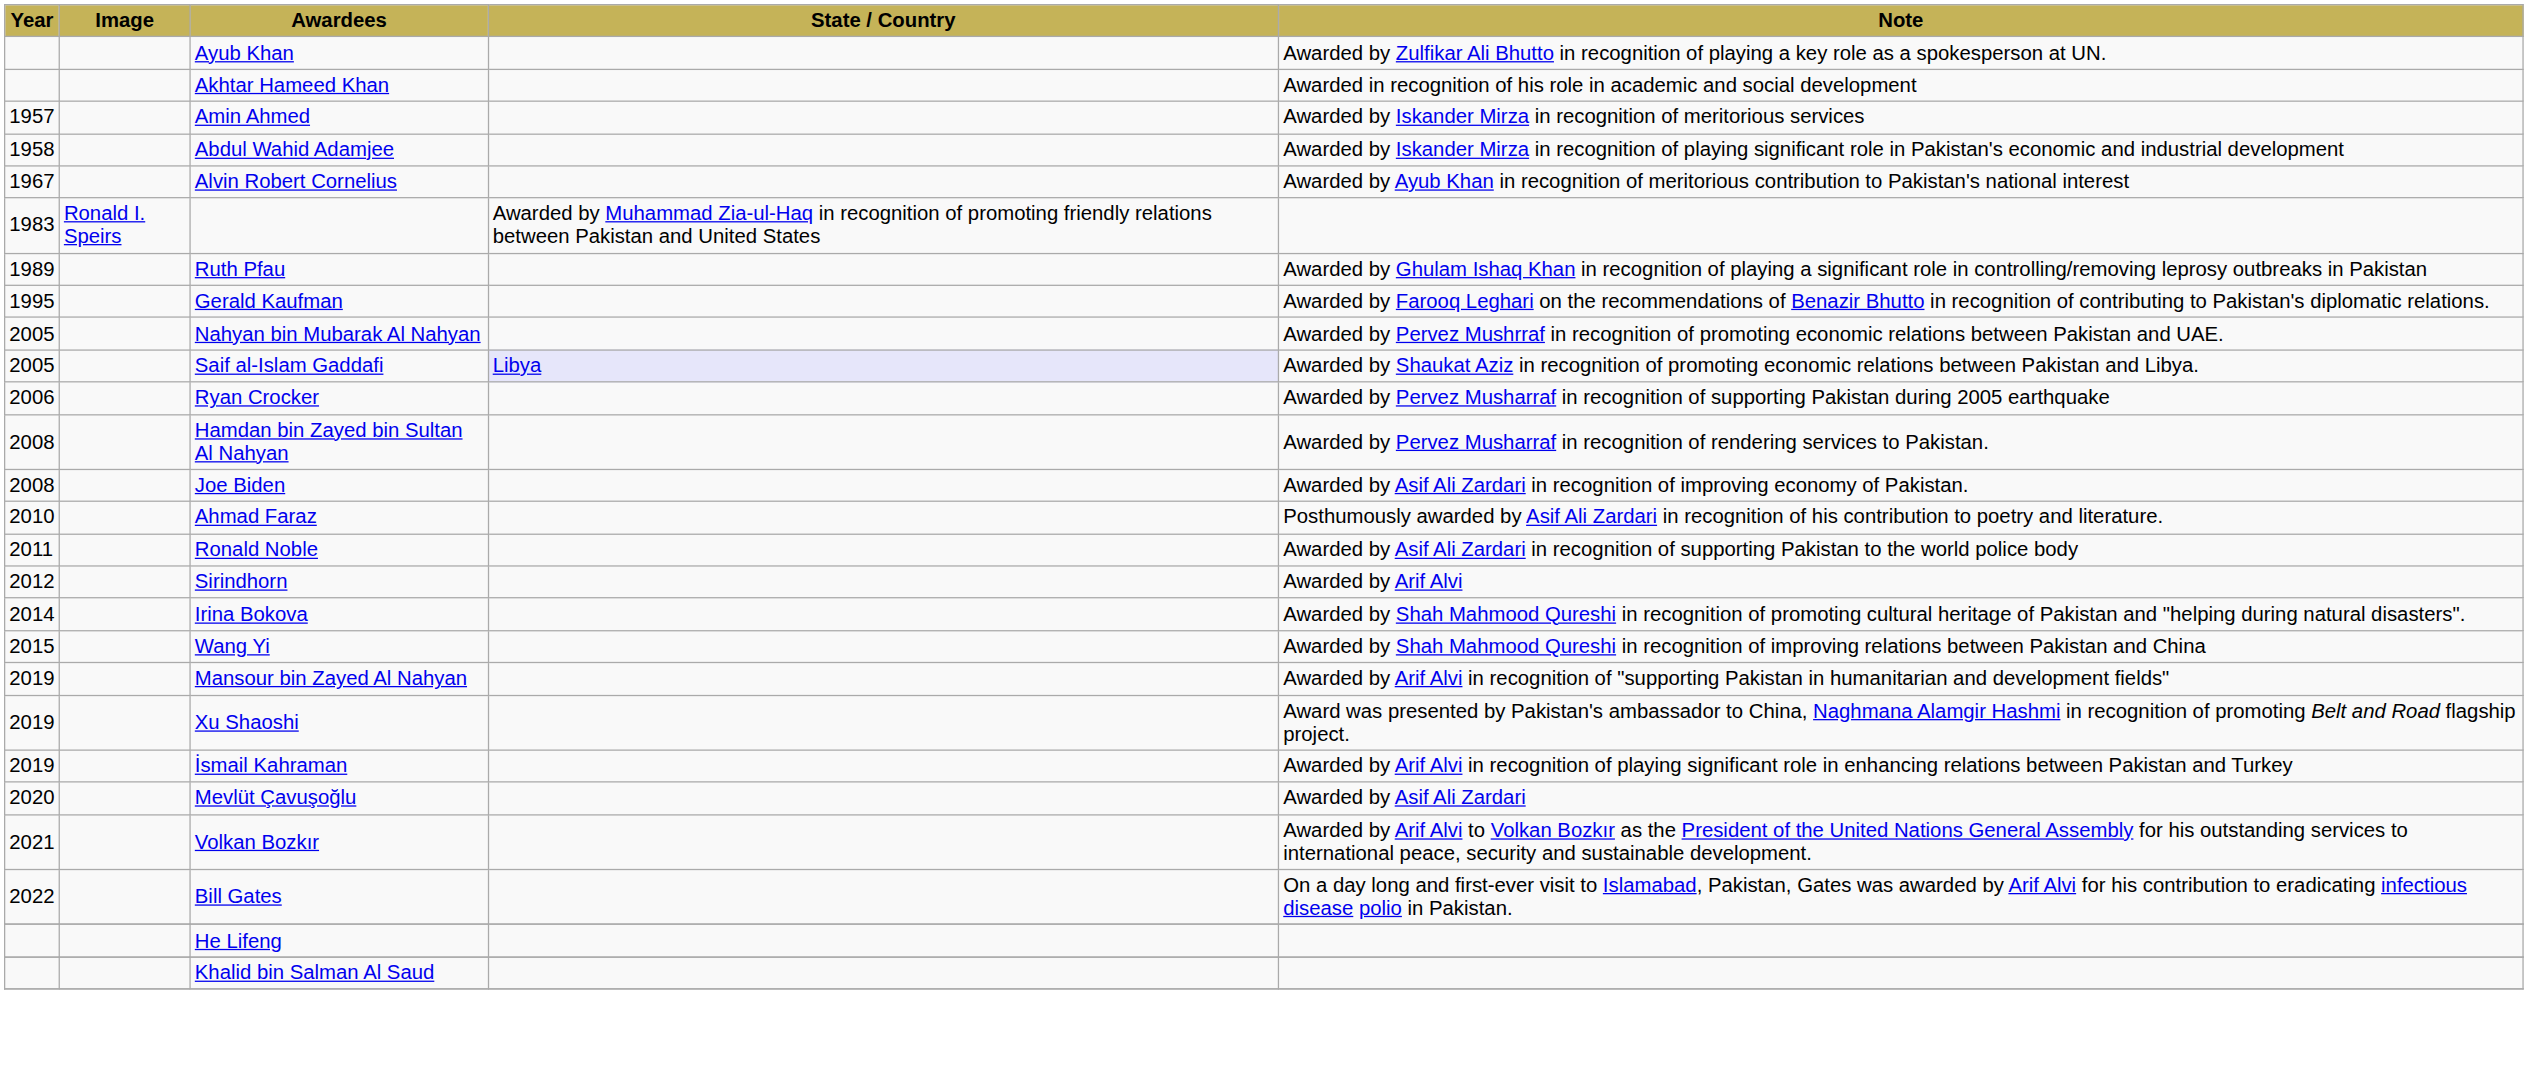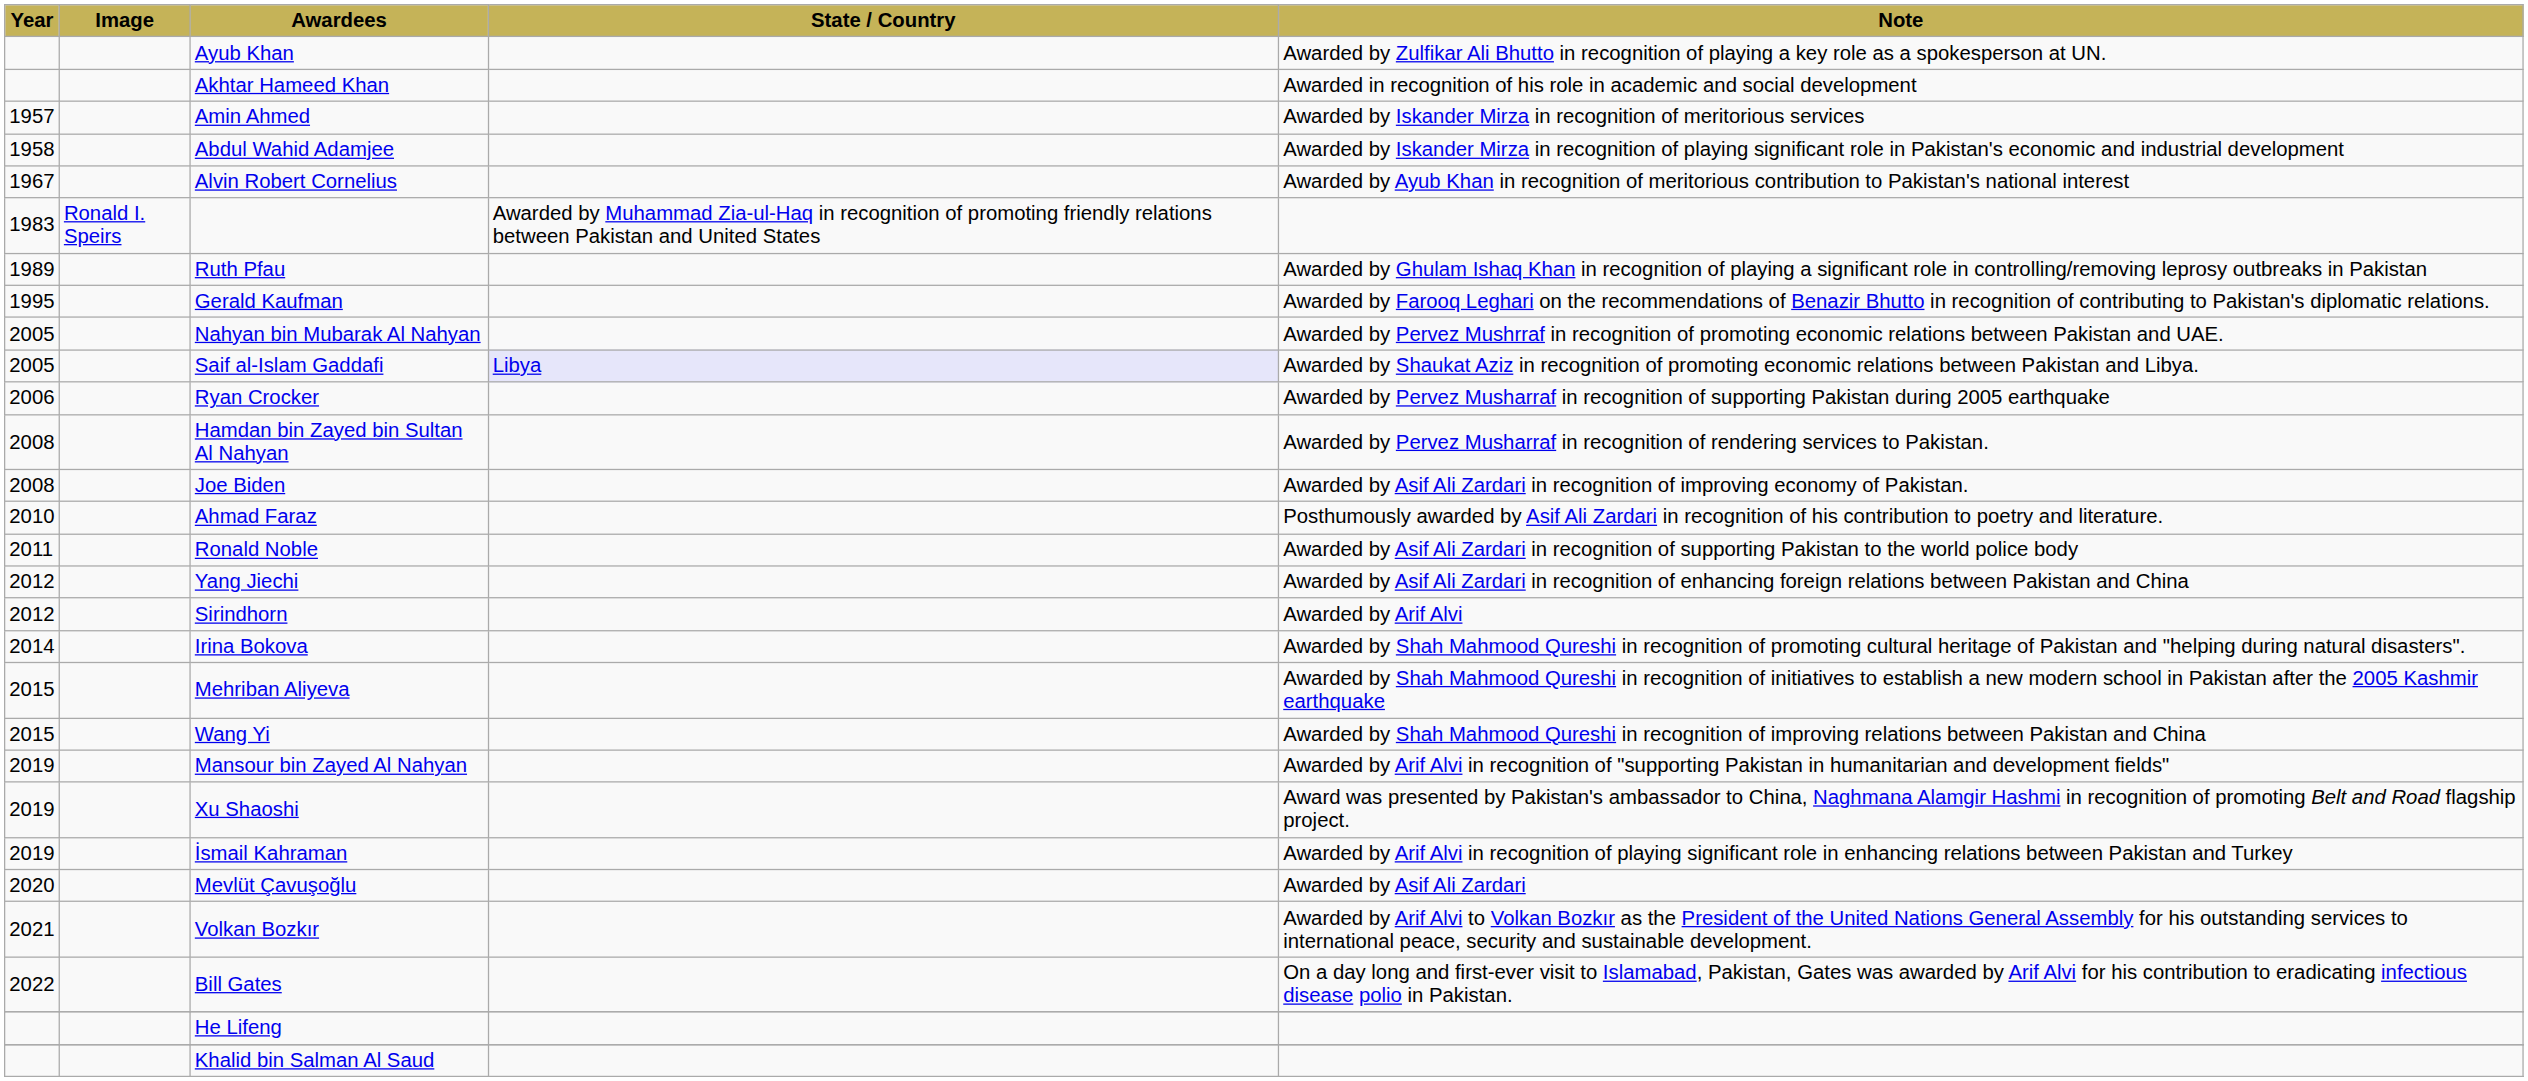+ row: (32, 581)
+ row: (32, 690)
